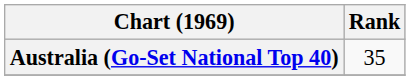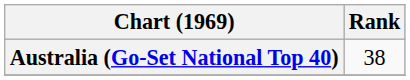(375, 57) 35 -> (375, 57) 38
